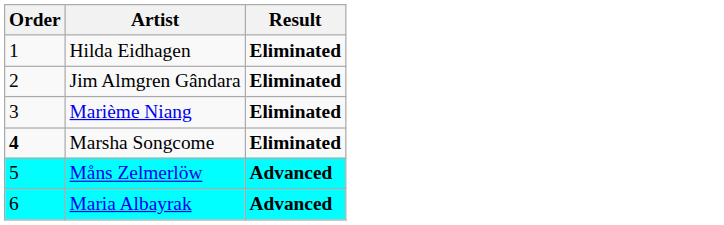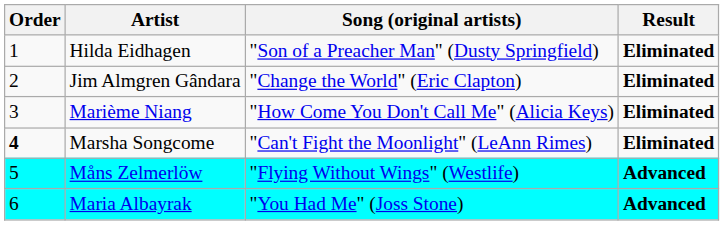+ column: (432, 19)
